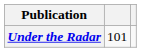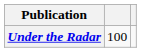(117, 36) 101 -> (117, 36) 100
